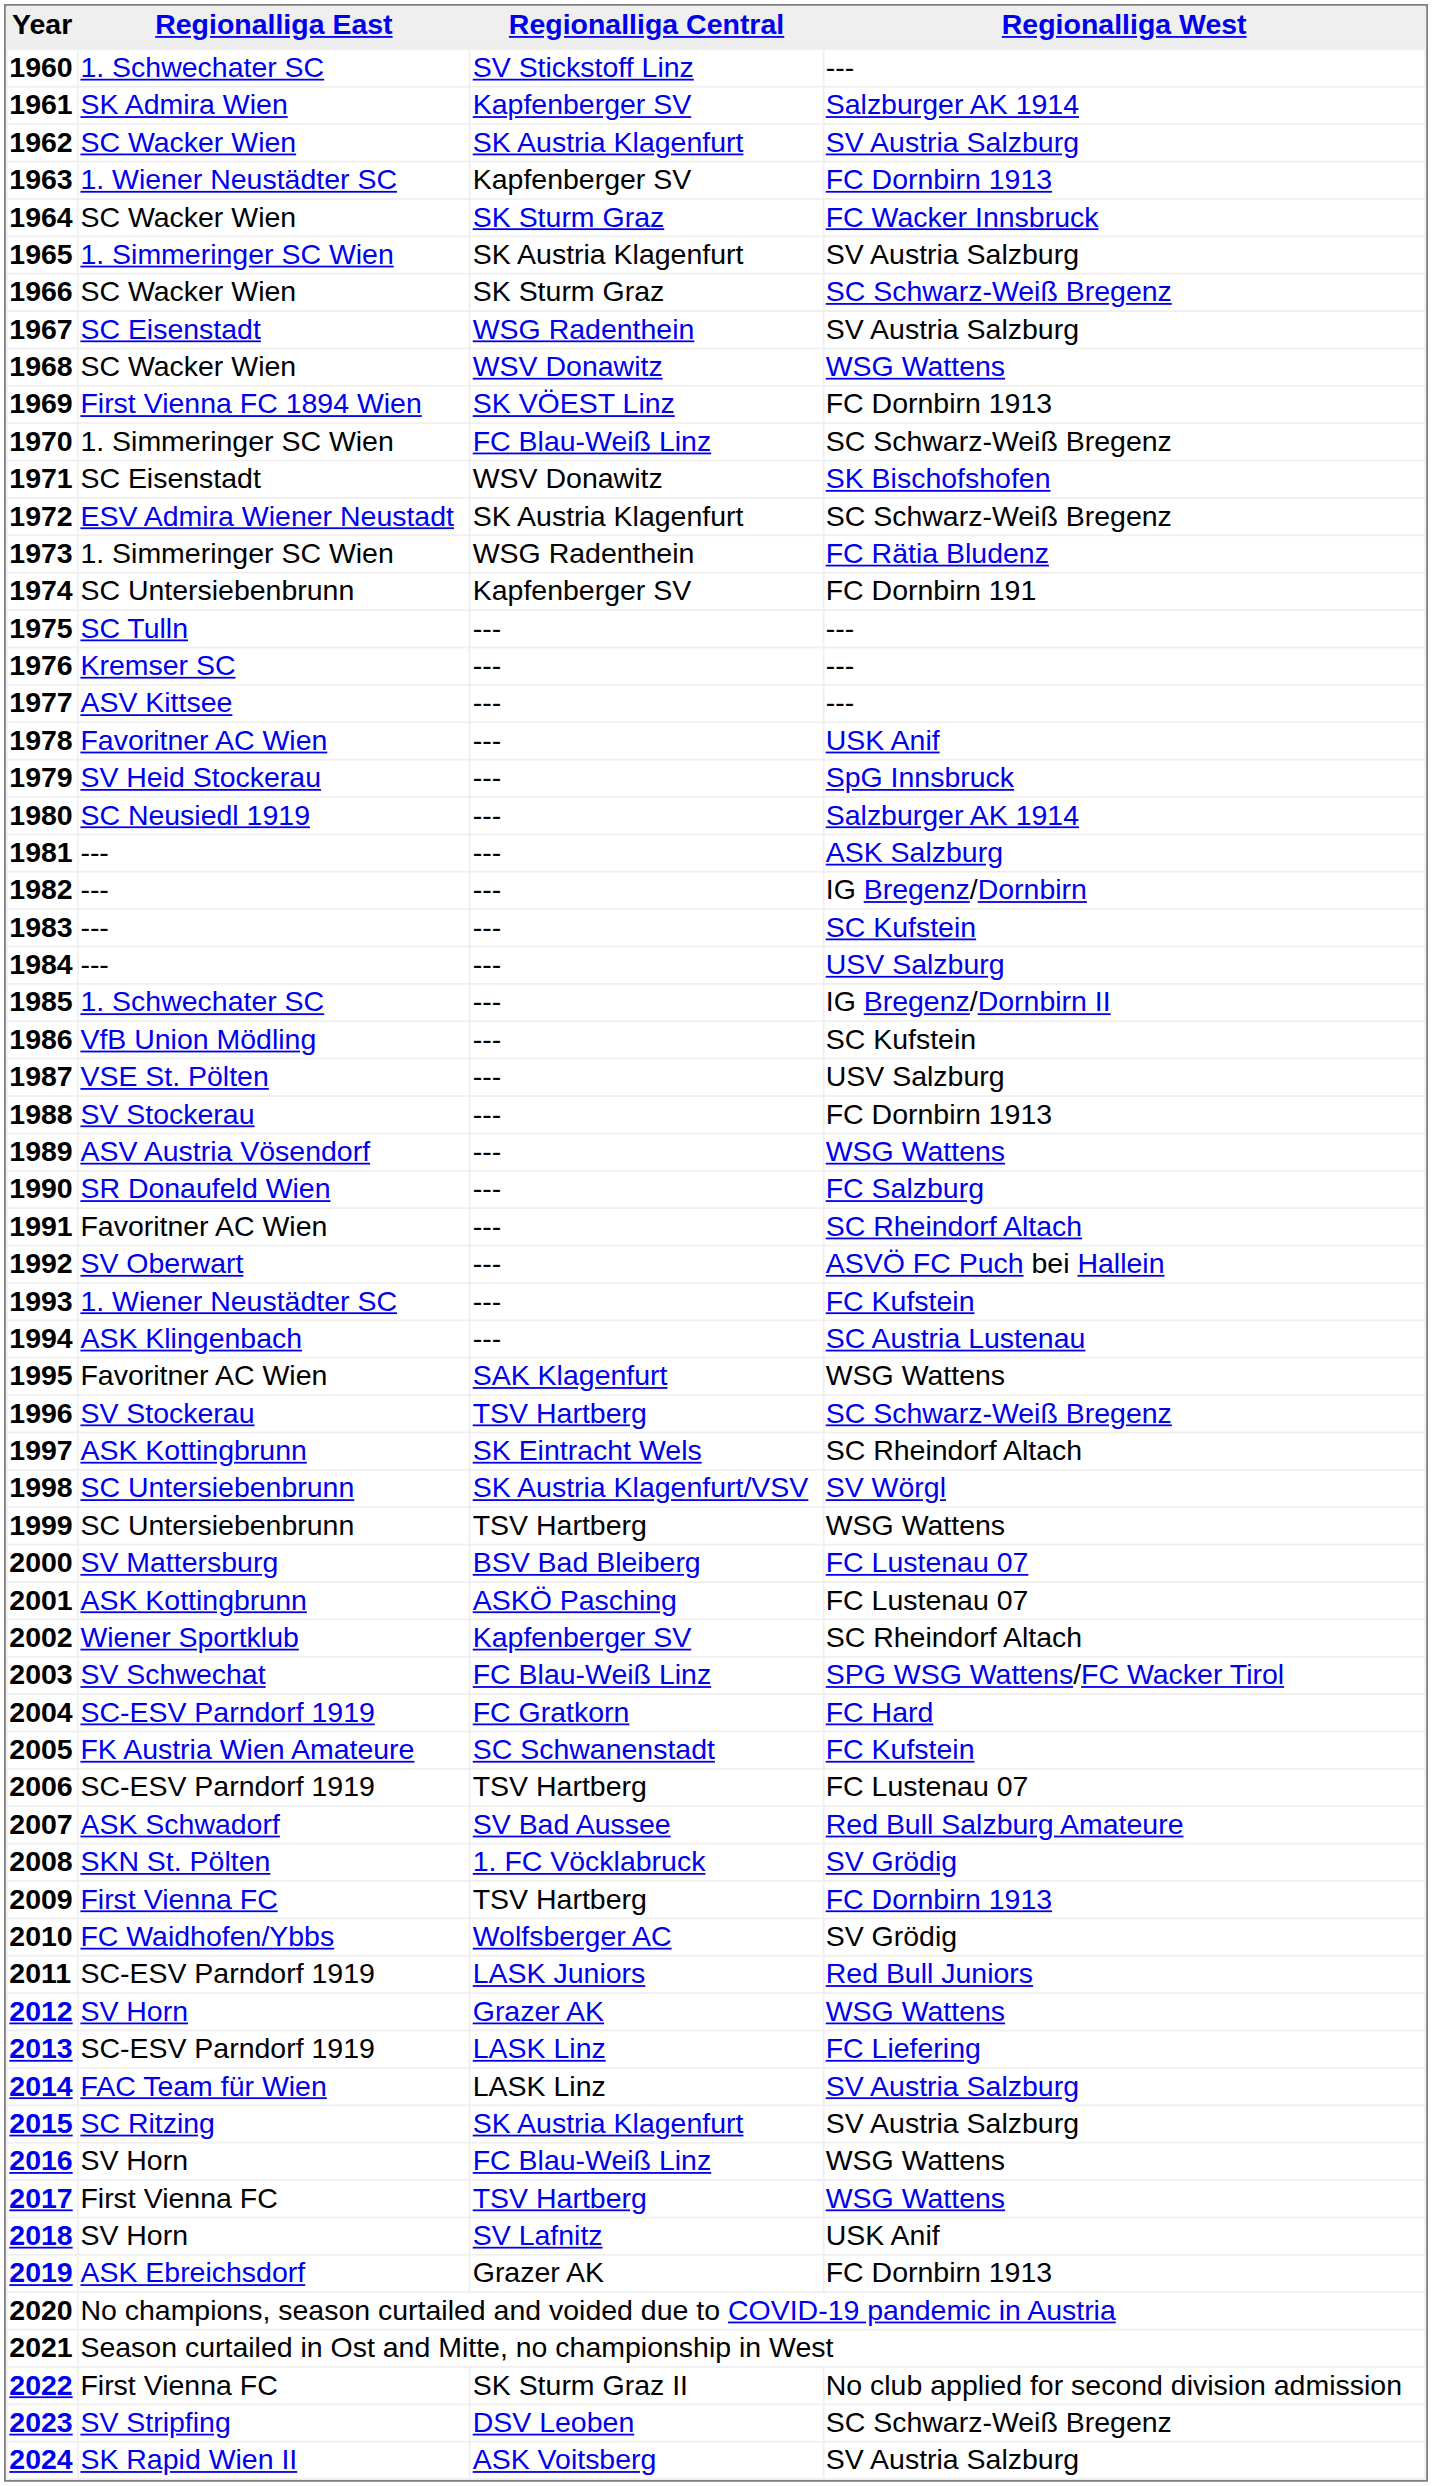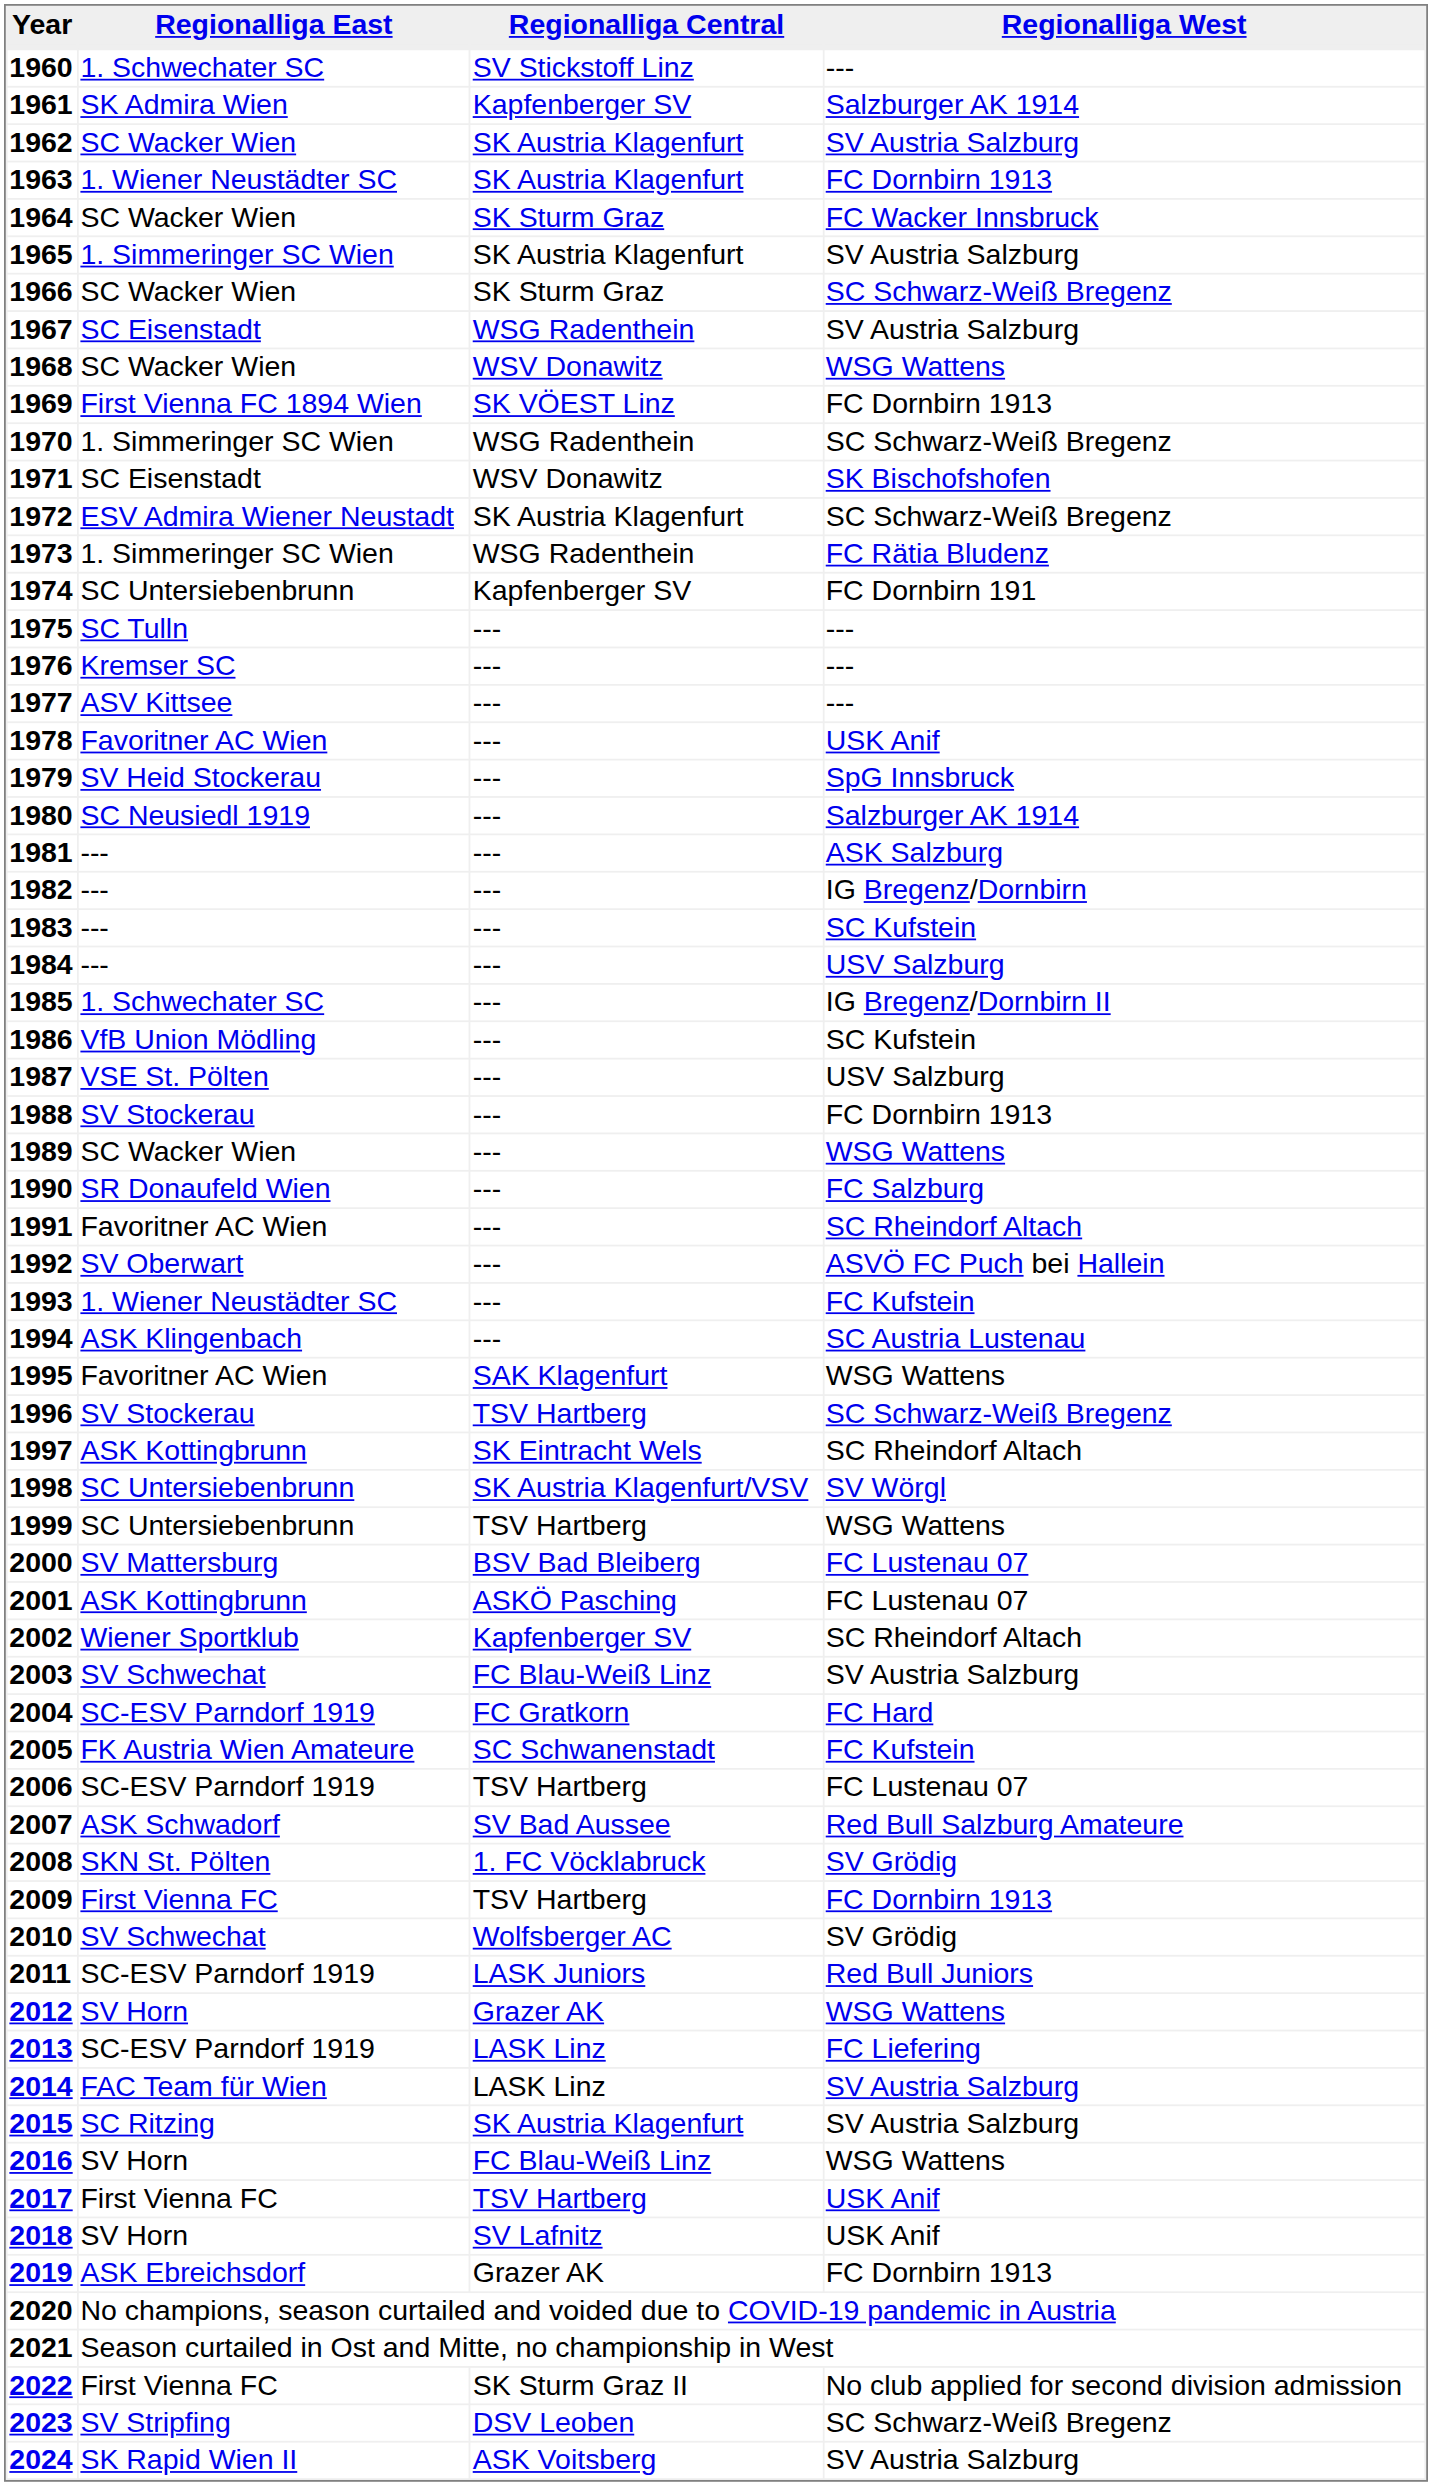(582, 179) Kapfenberger SV -> (608, 179) SK Austria Klagenfurt
(592, 441) FC Blau-Weiß Linz -> (584, 441) WSG Radenthein
(225, 1151) ASV Austria Vösendorf -> (188, 1151) SC Wacker Wien
(1055, 1675) SPG WSG Wattens/FC Wacker Tirol -> (952, 1675) SV Austria Salzburg
(207, 1936) FC Waidhofen/Ybbs -> (173, 1936) SV Schwechat
(915, 2198) WSG Wattens -> (883, 2198) USK Anif
